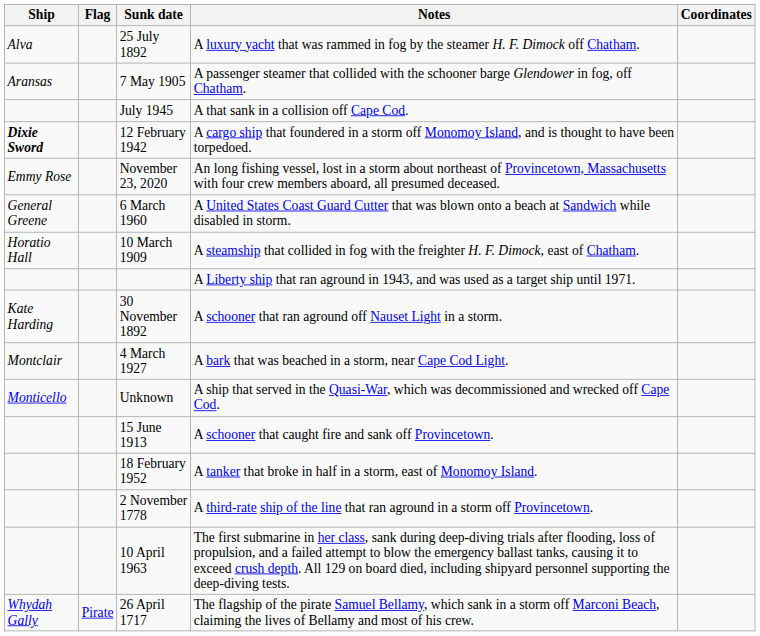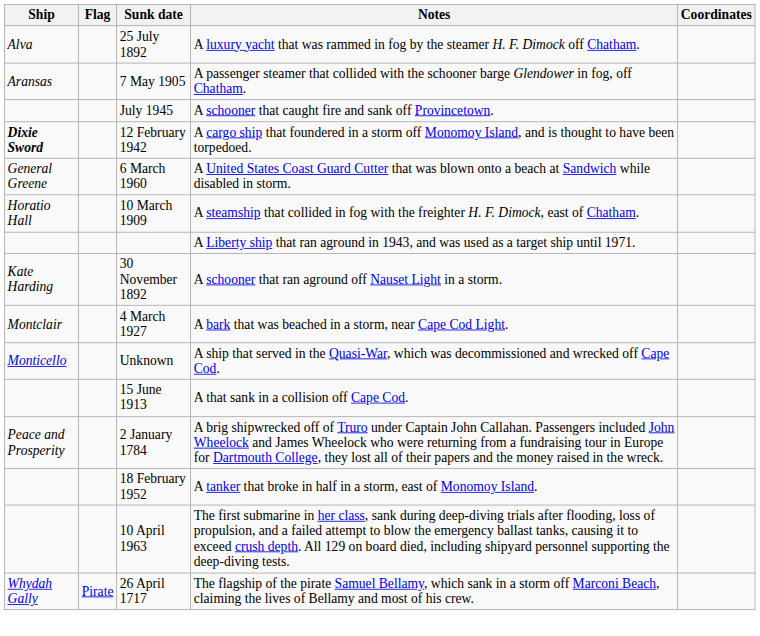(301, 110) A that sank in a collision off Cape Cod. -> (344, 110) A schooner that caught fire and sank off Provincetown.
- row: (148, 176)
(344, 434) A schooner that caught fire and sank off Provincetown. -> (301, 397) A that sank in a collision off Cape Cod.
+ row: (146, 442)
- row: (154, 508)
